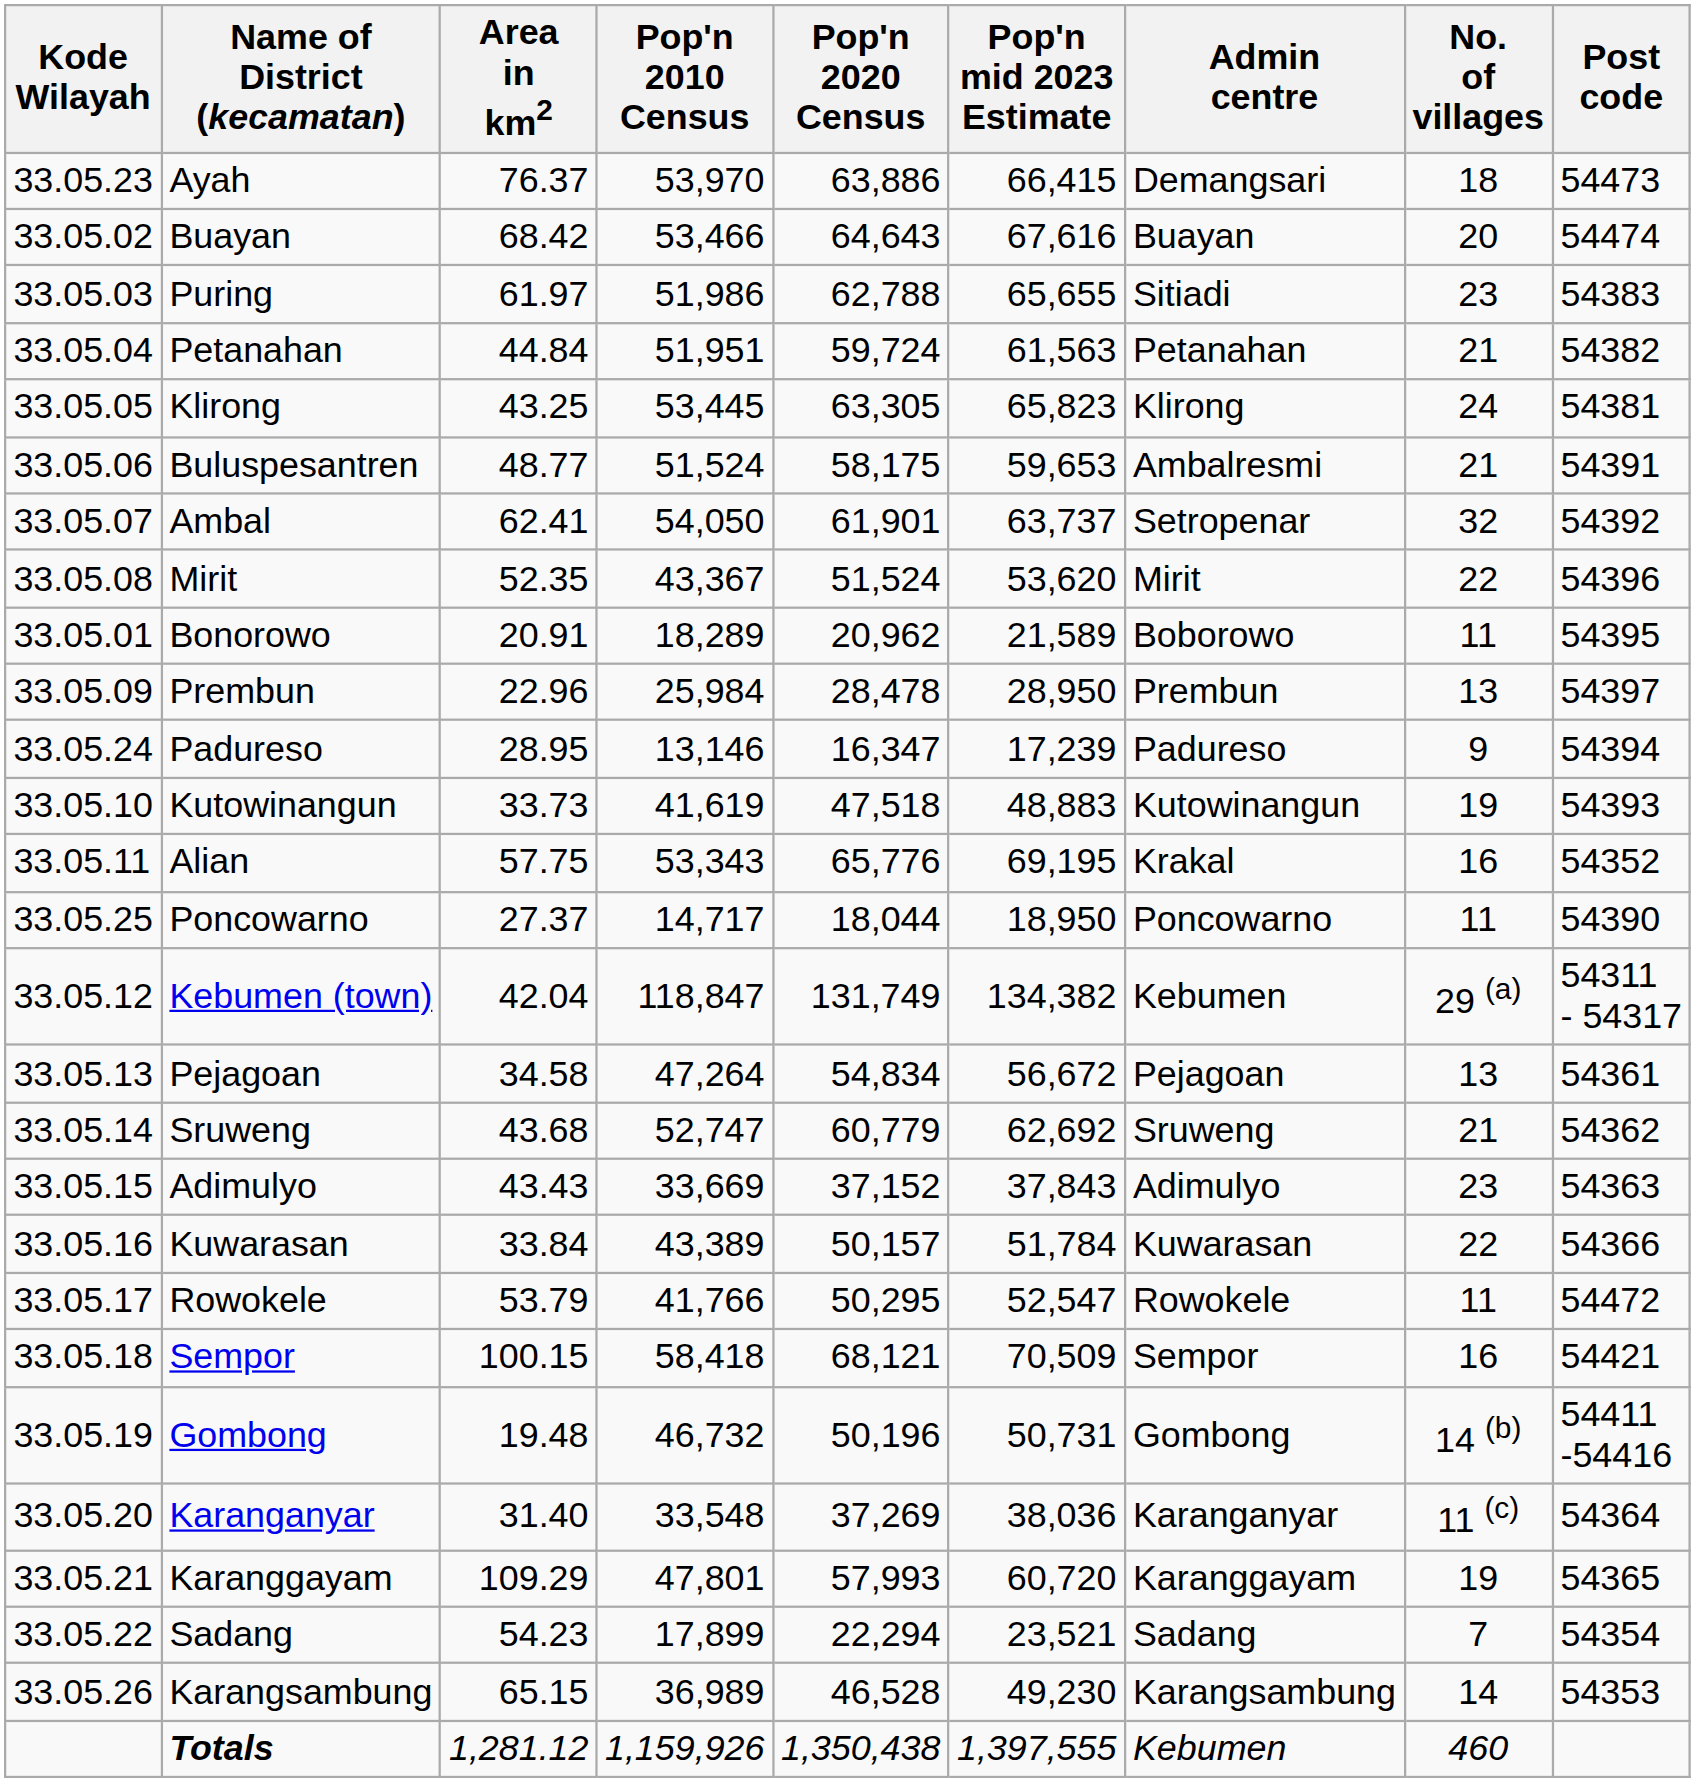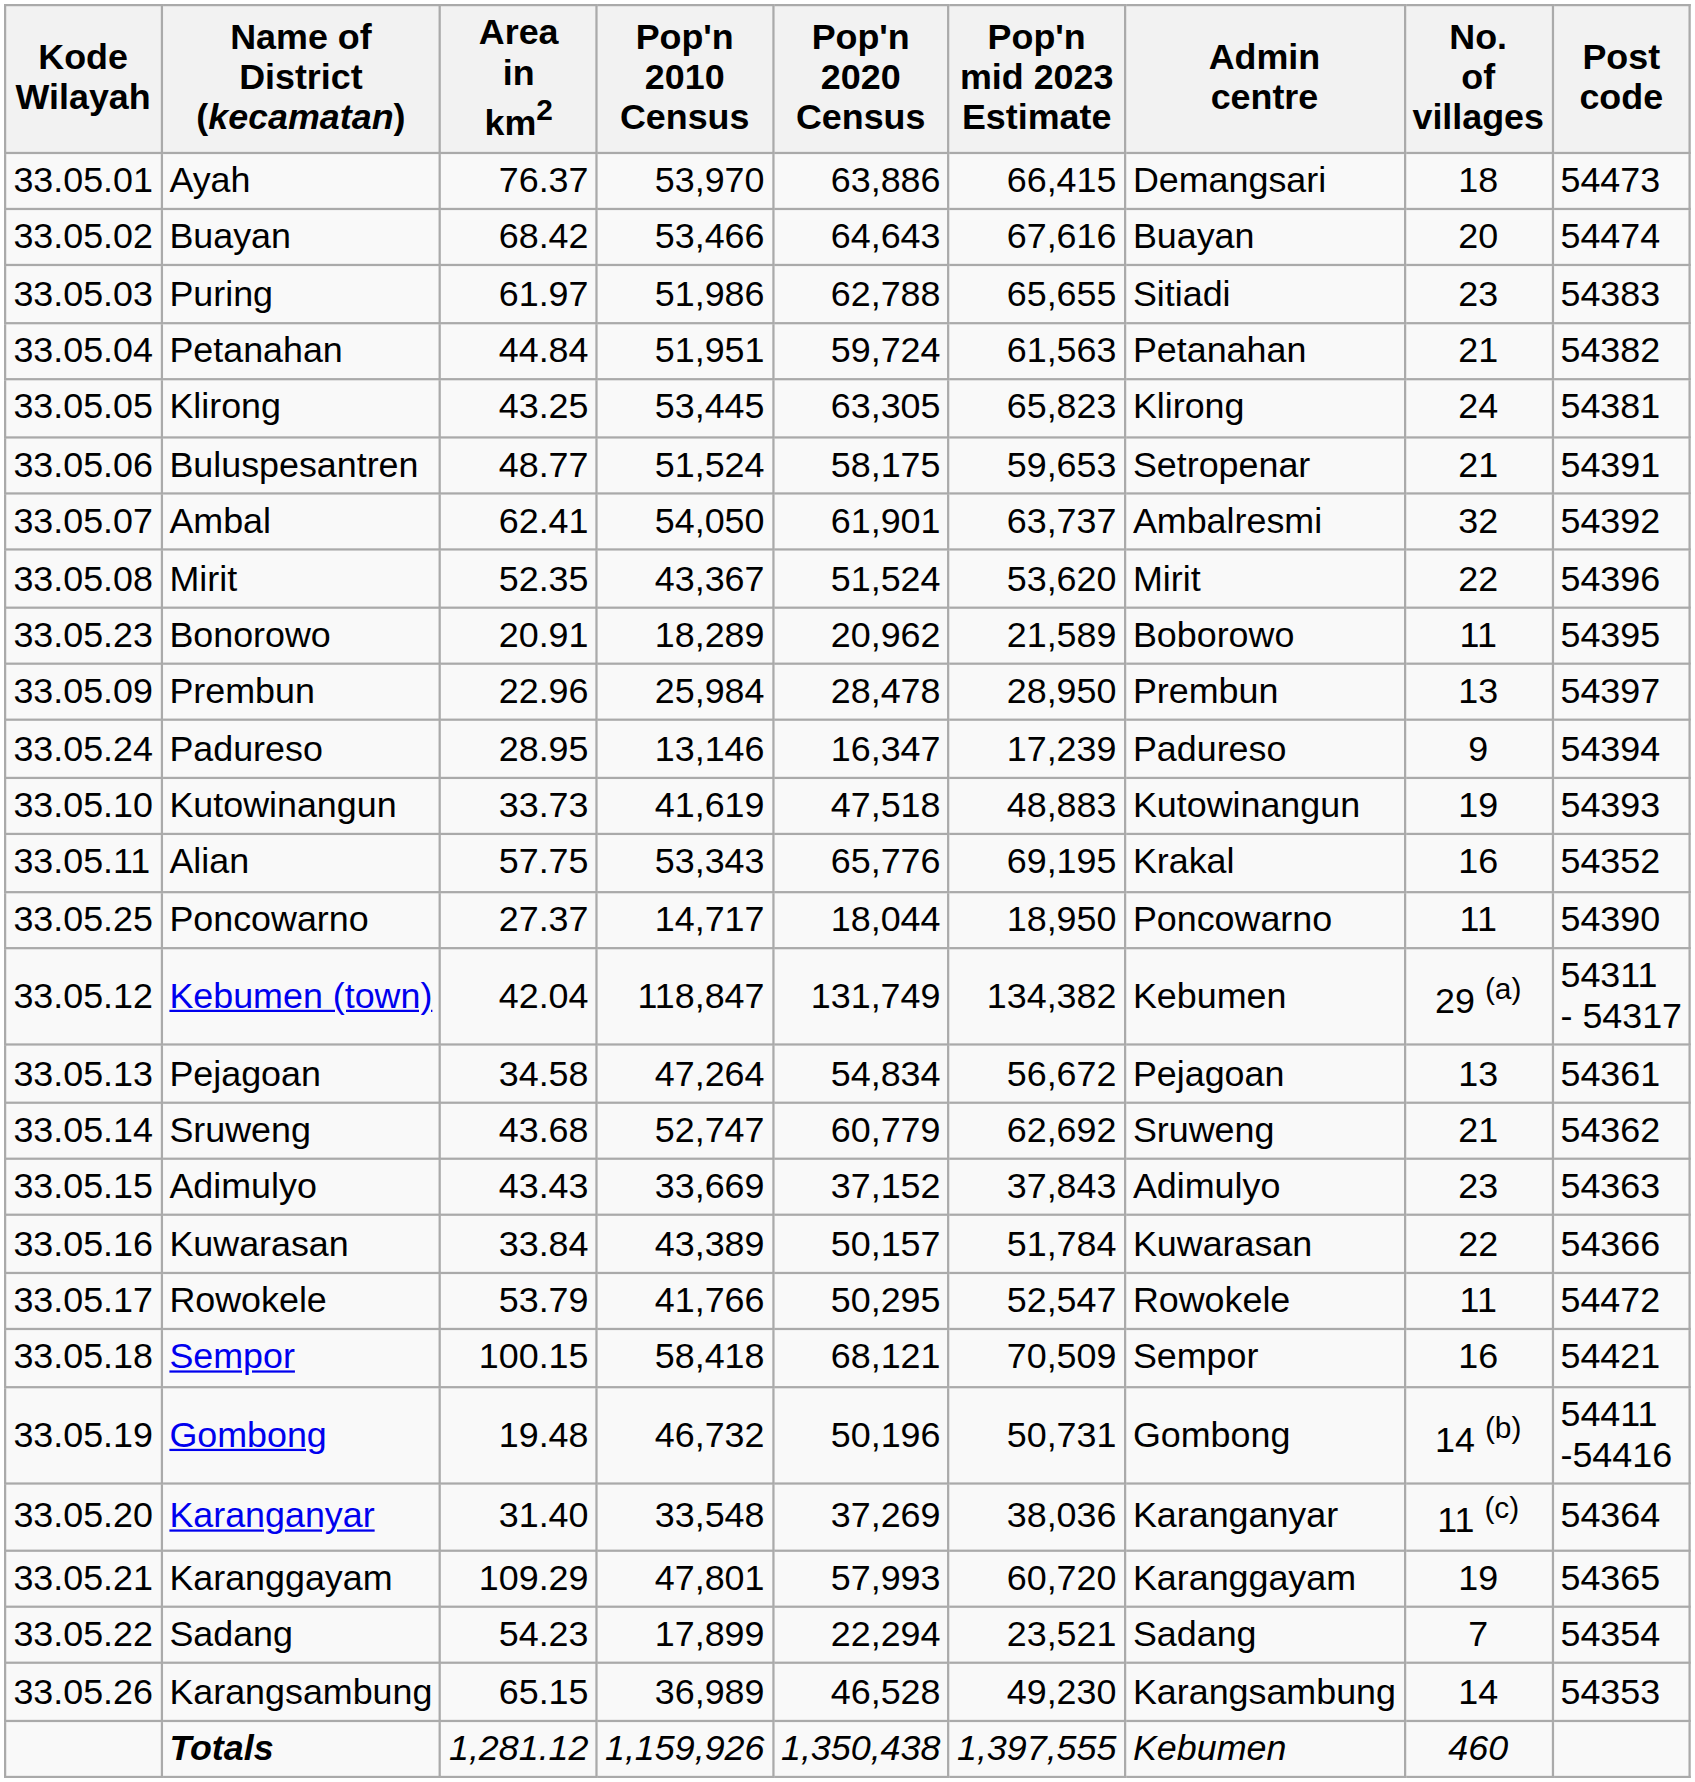(83, 180) 33.05.23 -> (83, 180) 33.05.01
(1228, 464) Ambalresmi -> (1222, 464) Setropenar
(1222, 521) Setropenar -> (1228, 521) Ambalresmi
(83, 634) 33.05.01 -> (83, 634) 33.05.23
